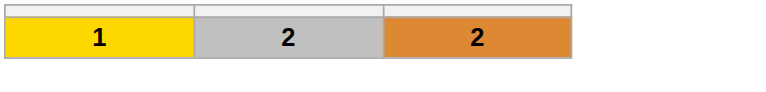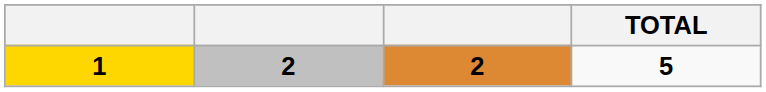+ column: (666, 25)
